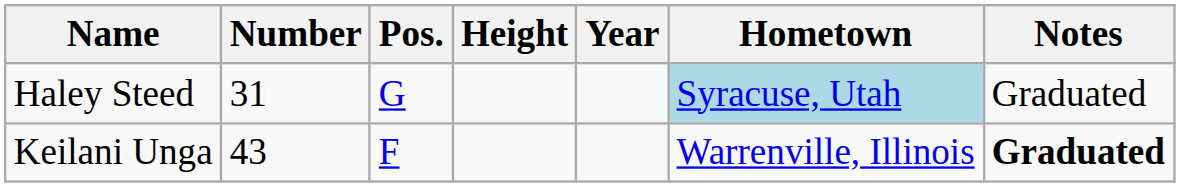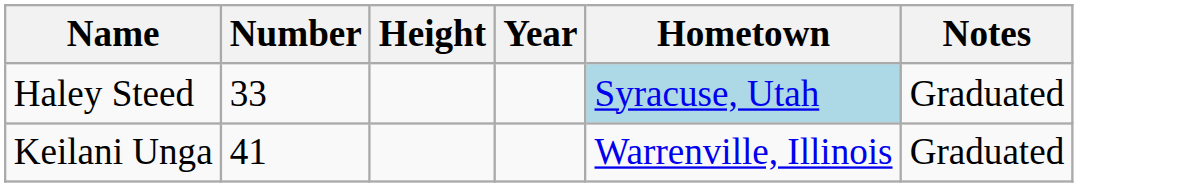- column: (411, 33)
(248, 92) 31 -> (248, 92) 33
(248, 151) 43 -> (248, 151) 41
(1078, 151) bold -> (987, 151) normal
